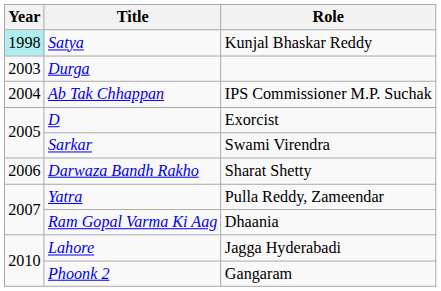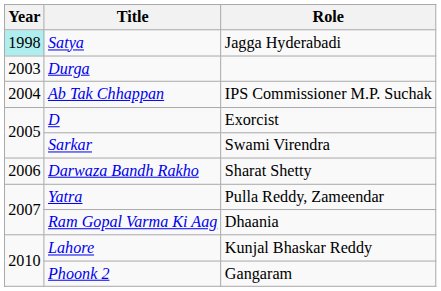(298, 42) Kunjal Bhaskar Reddy -> (283, 42) Jagga Hyderabadi
(283, 247) Jagga Hyderabadi -> (298, 247) Kunjal Bhaskar Reddy
